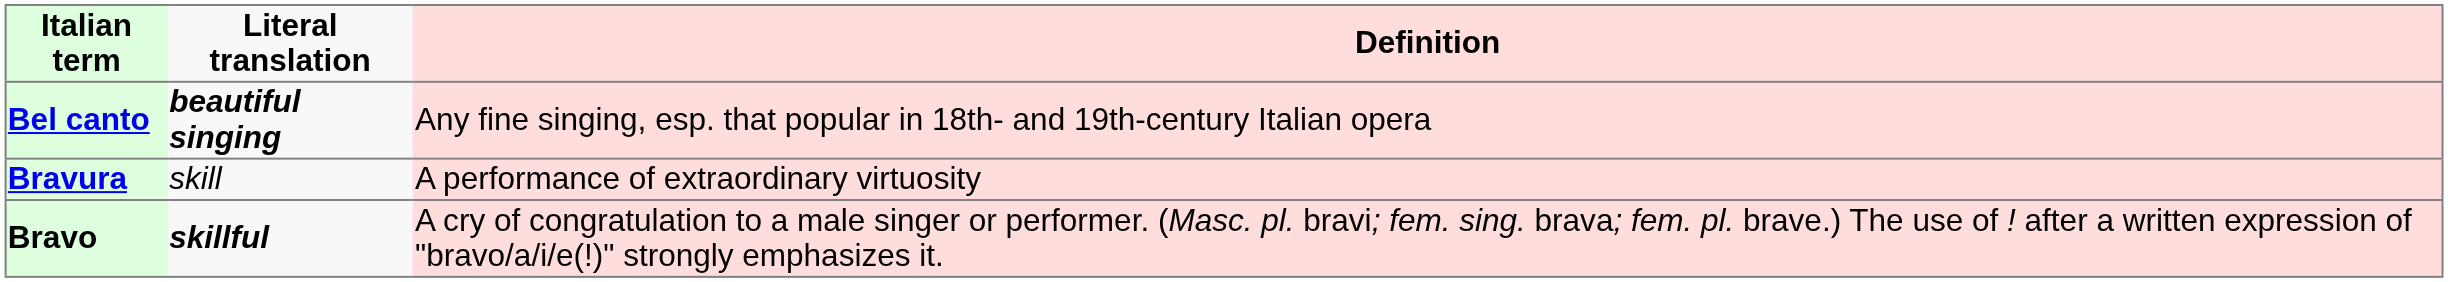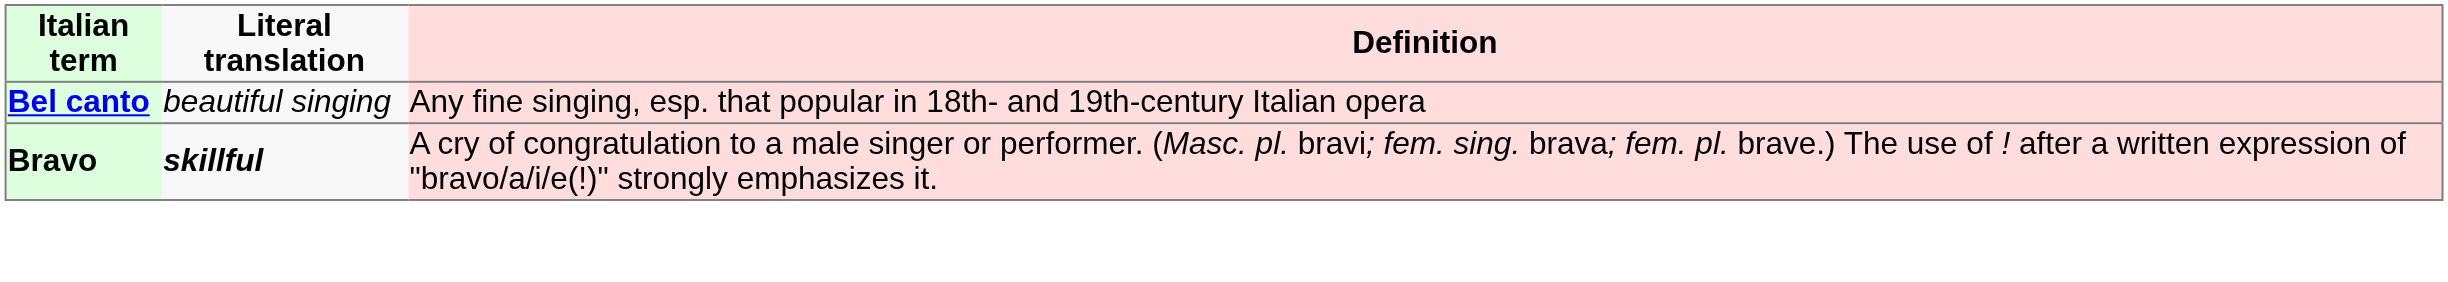(235, 119) bold -> (277, 102) normal
- row: (67, 178)
